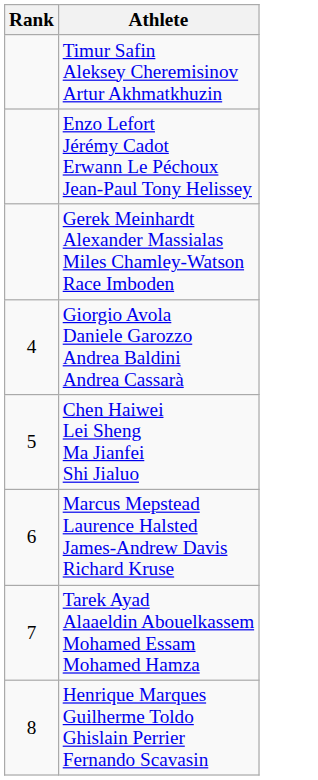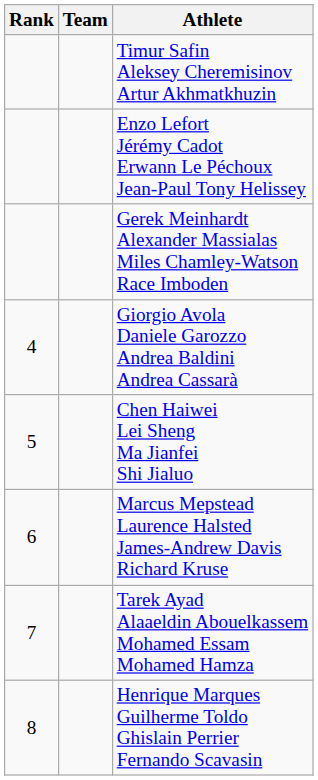+ column: (85, 19)
